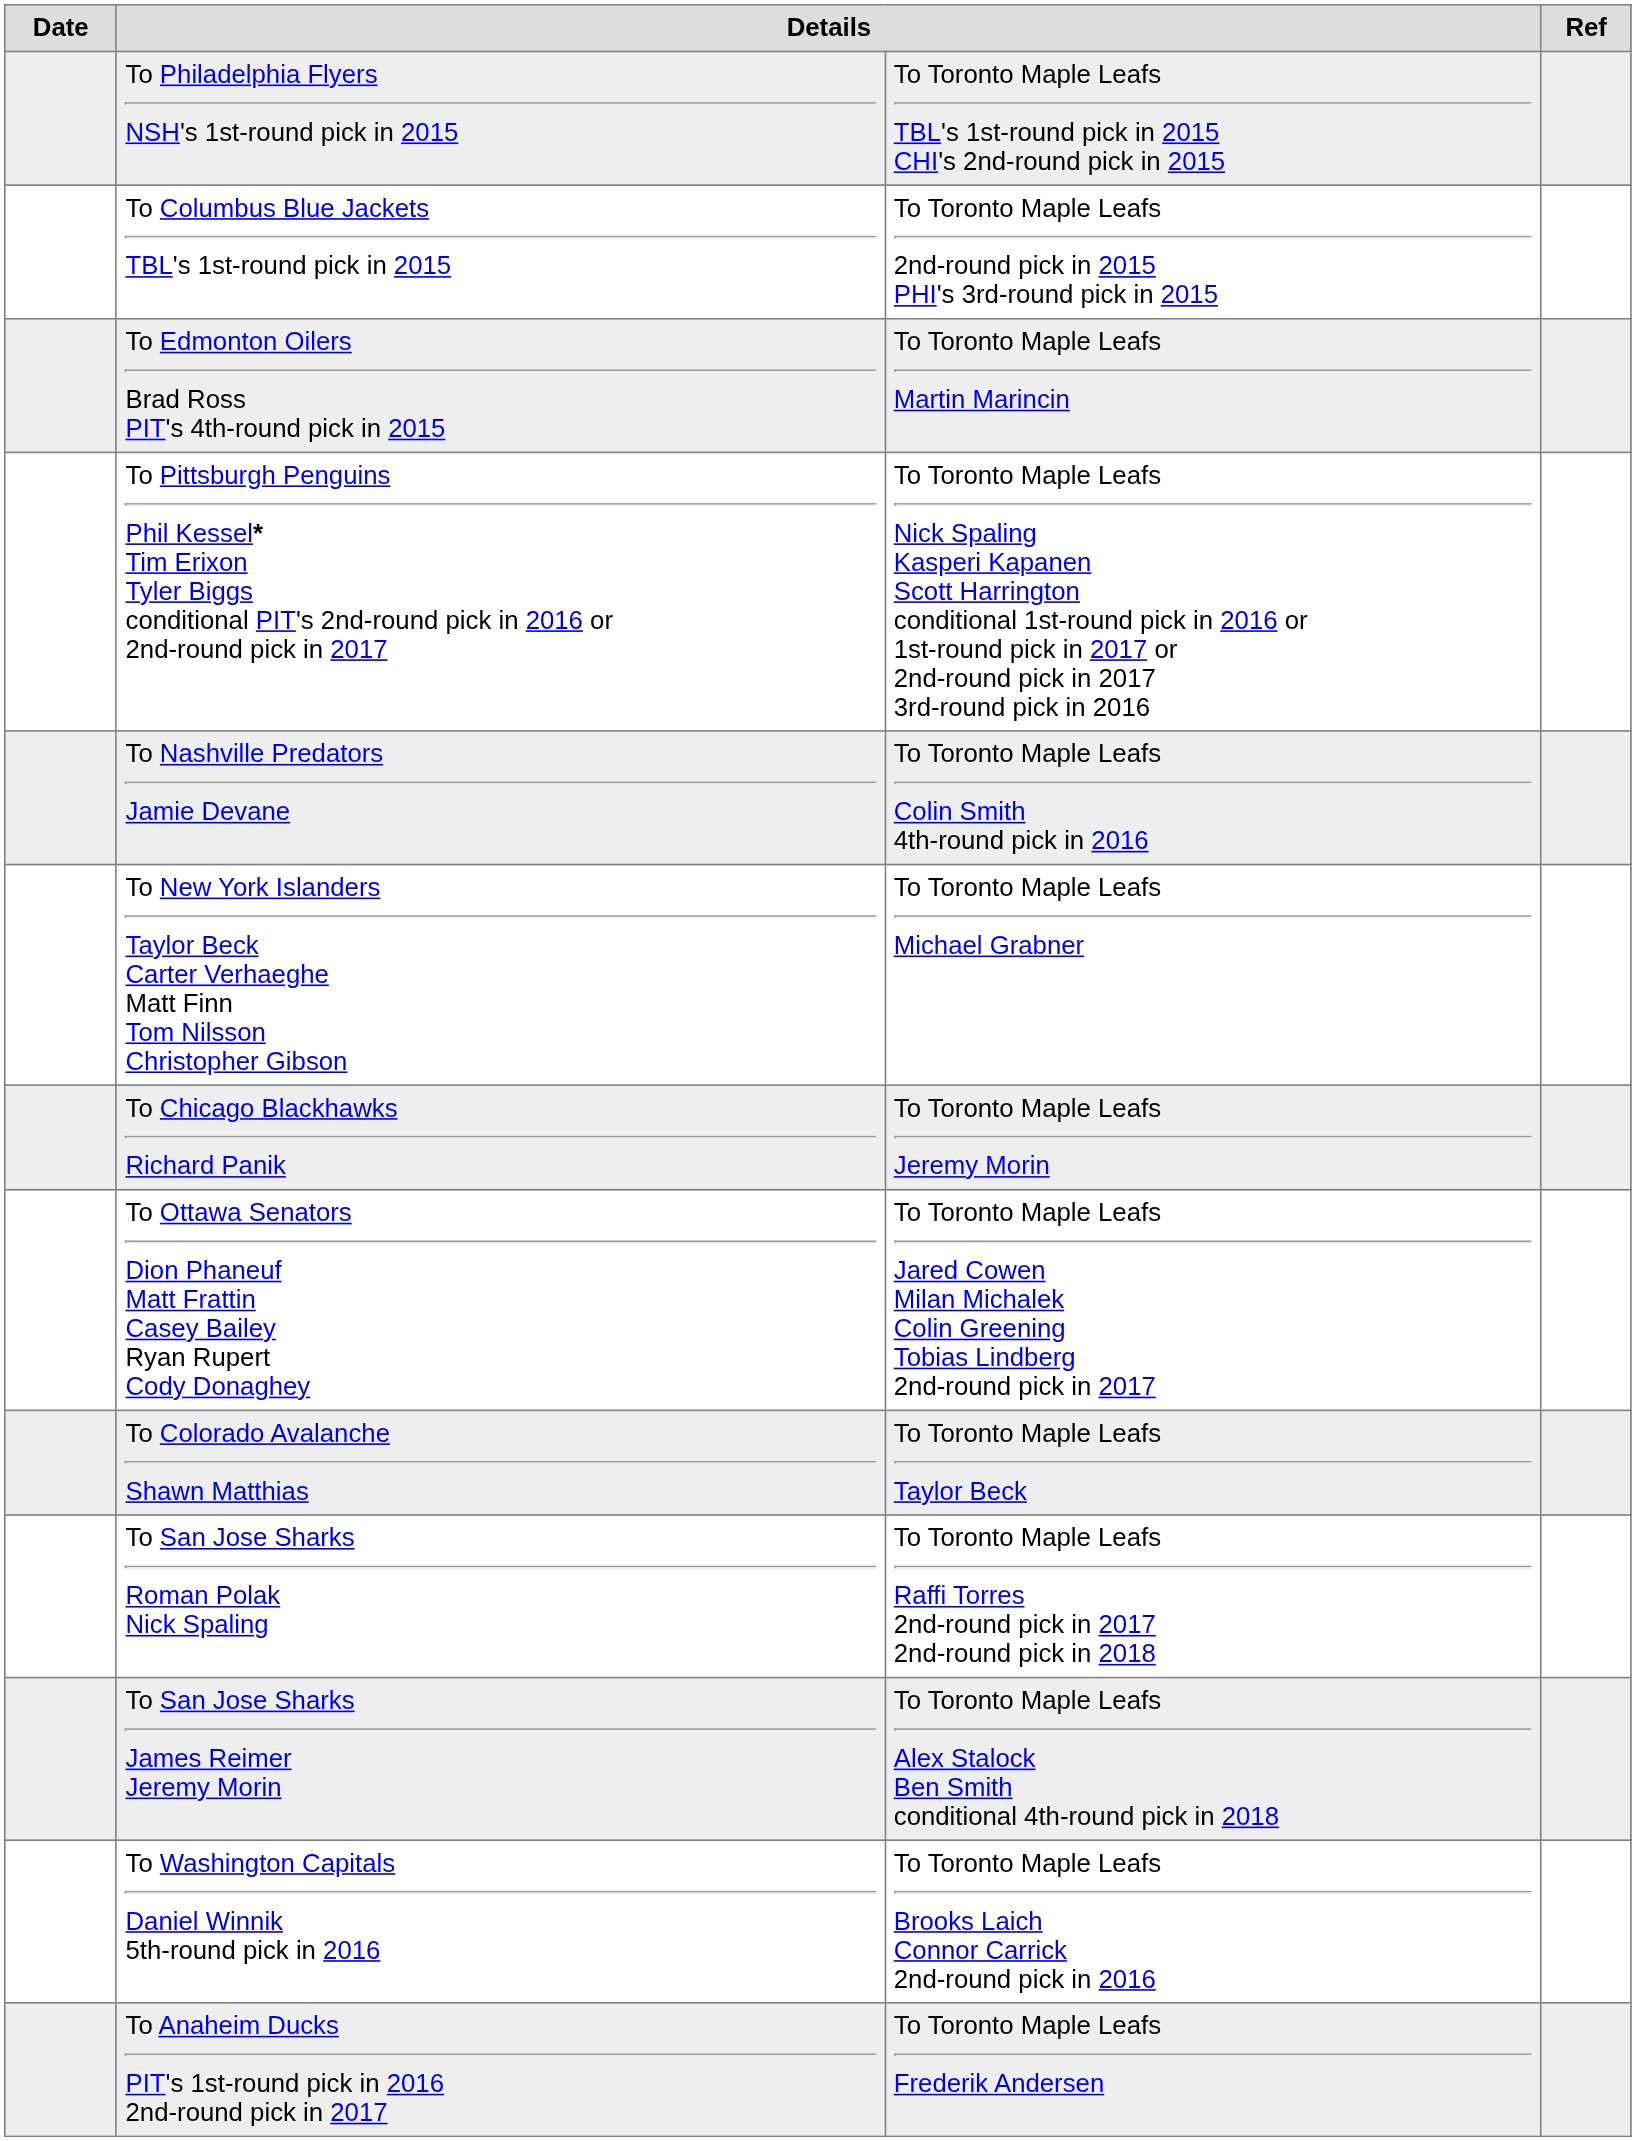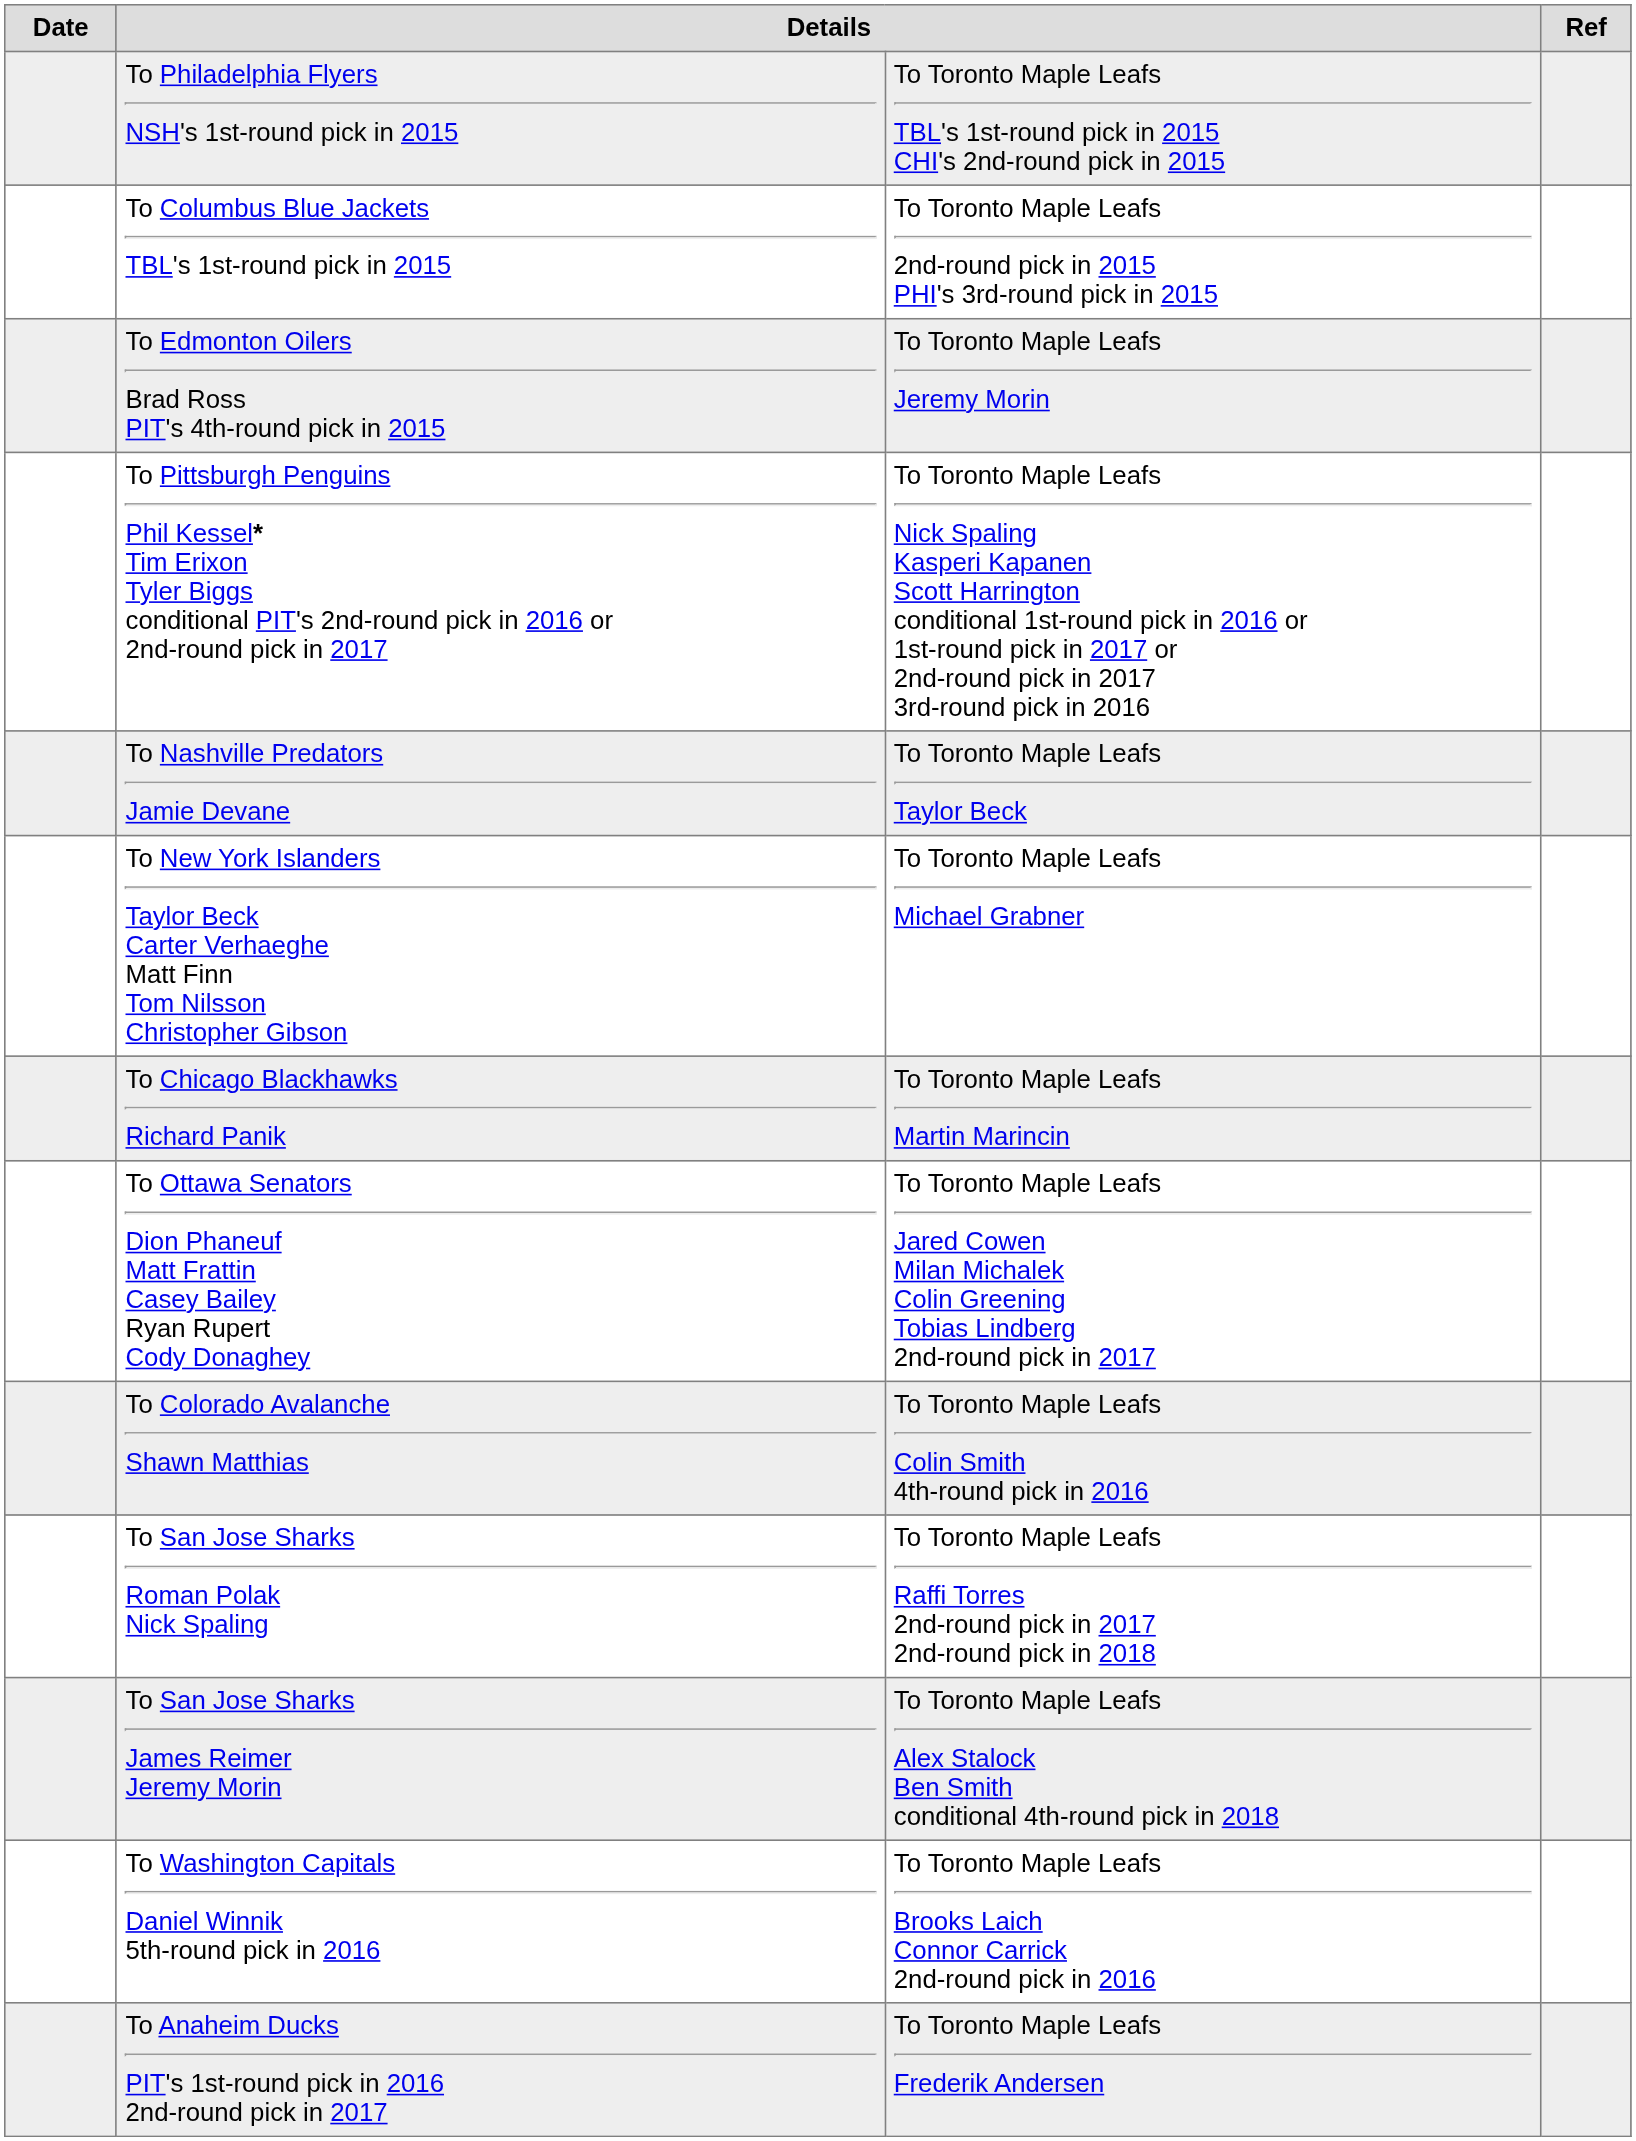(1213, 370) To Toronto Maple Leafs Martin Marincin -> (1213, 370) To Toronto Maple Leafs Jeremy Morin
(1213, 797) To Toronto Maple Leafs Colin Smith 4th-round pick in 2016 -> (1213, 782) To Toronto Maple Leafs Taylor Beck
(1213, 1137) To Toronto Maple Leafs Jeremy Morin -> (1213, 1108) To Toronto Maple Leafs Martin Marincin
(1213, 1462) To Toronto Maple Leafs Taylor Beck -> (1213, 1447) To Toronto Maple Leafs Colin Smith 4th-round pick in 2016
